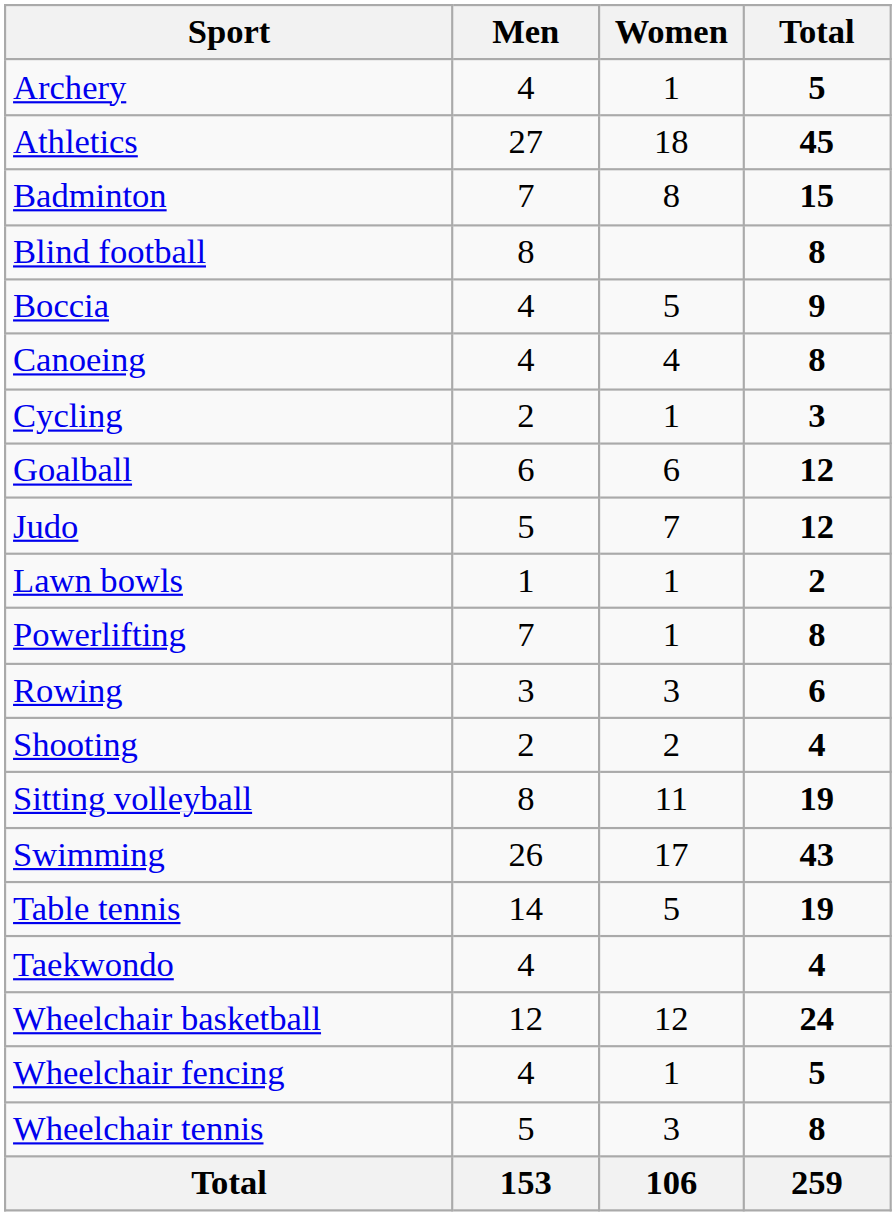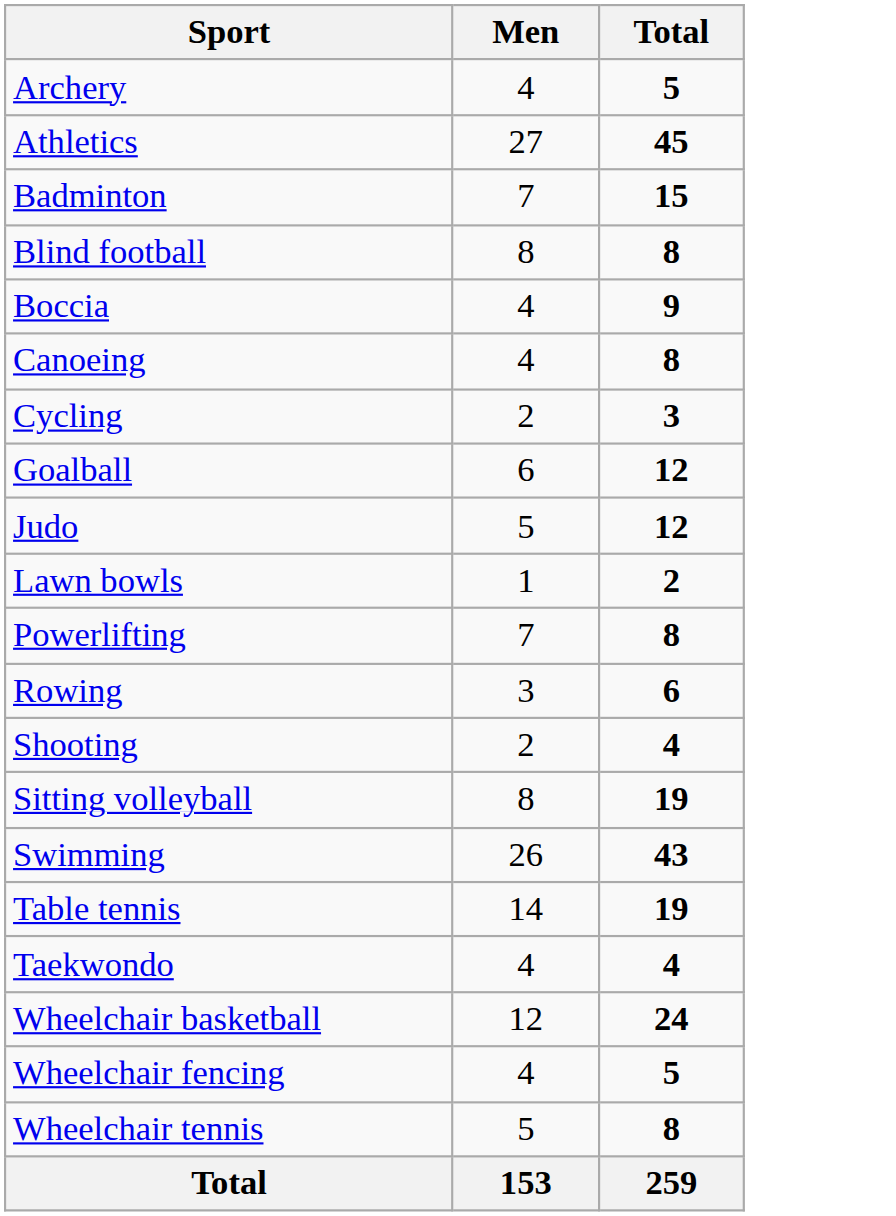- column: (671, 31)
